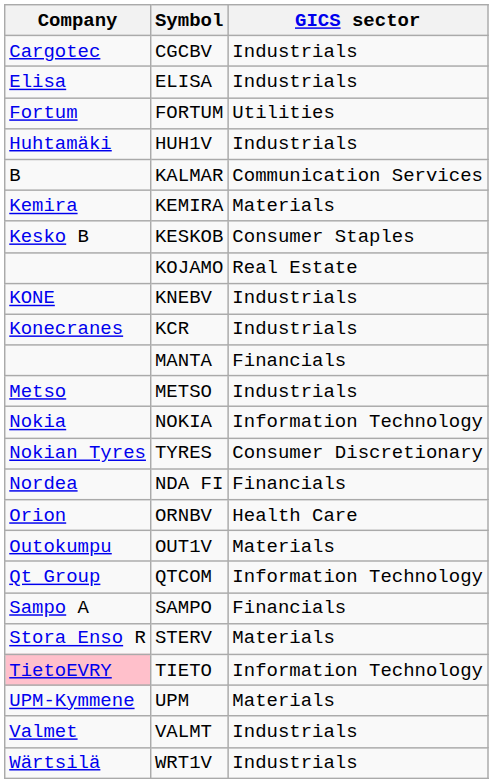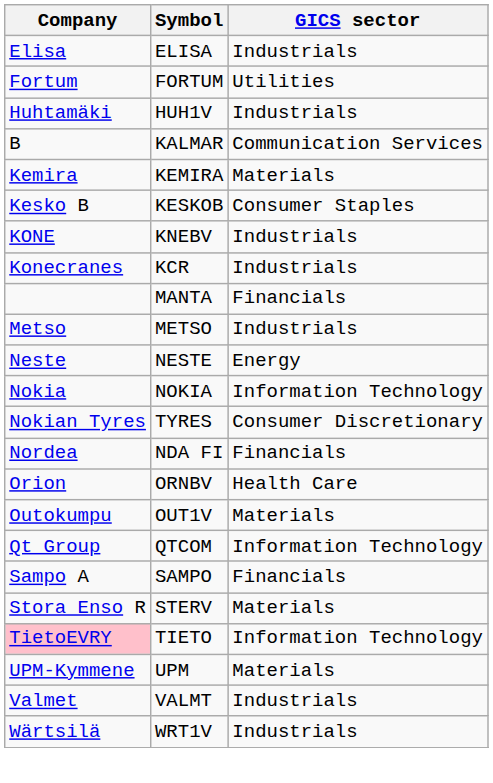- row: (183, 51)
- row: (189, 268)
+ row: (183, 360)
